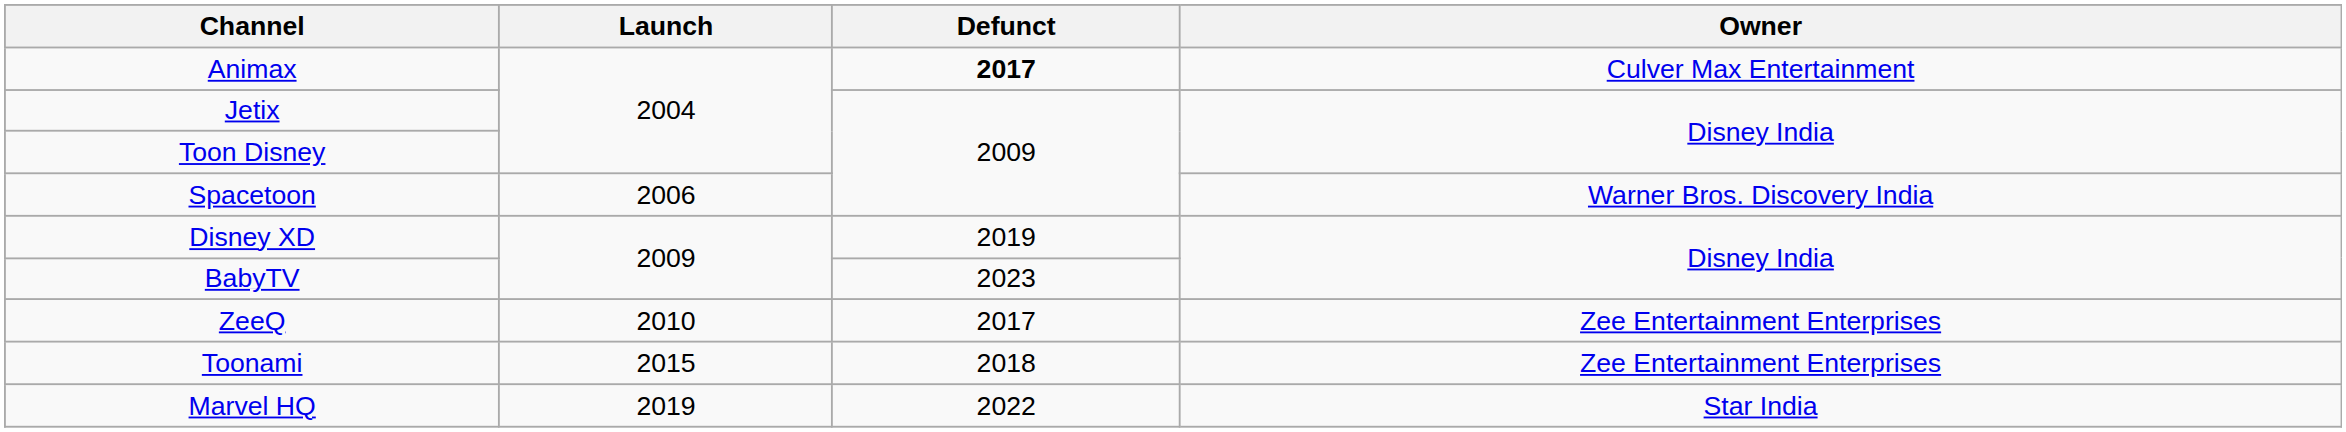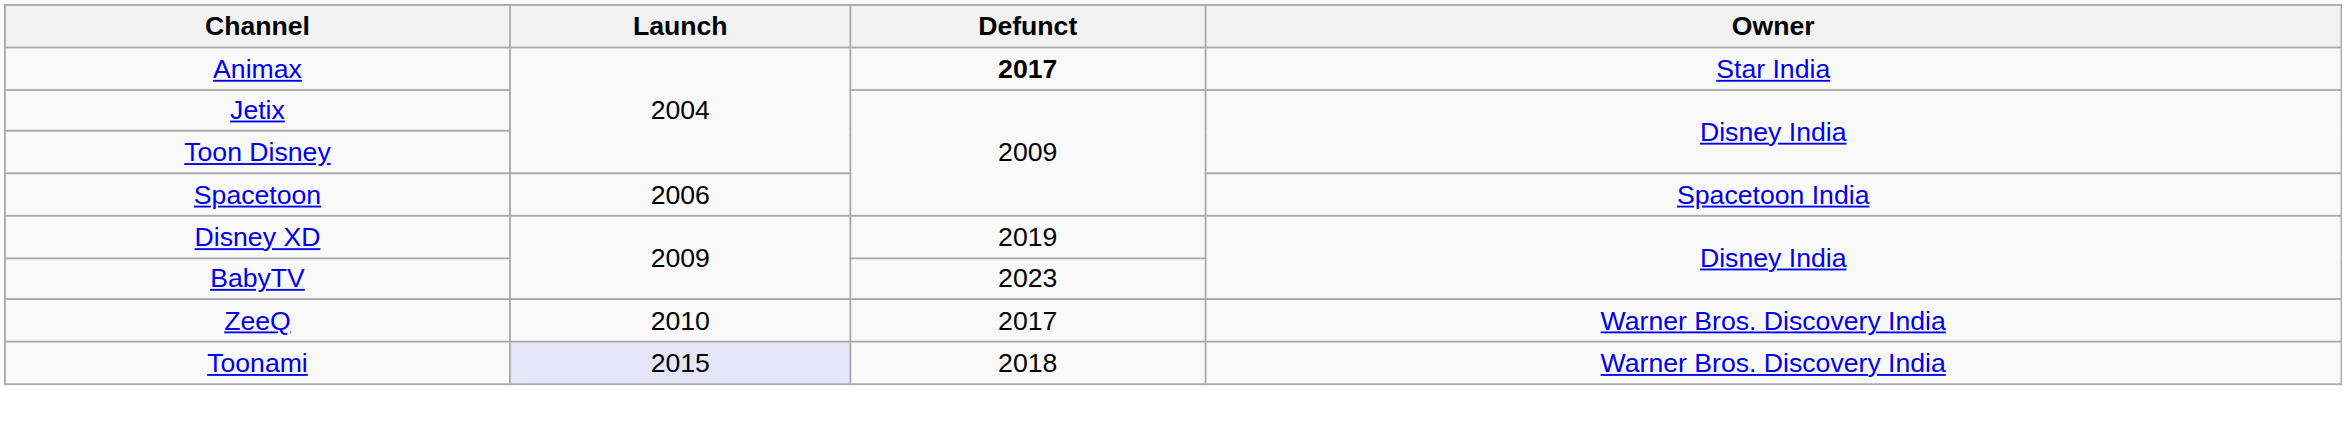(1761, 68) Culver Max Entertainment -> (1773, 68) Star India
(1761, 195) Warner Bros. Discovery India -> (1773, 195) Spacetoon India
(1761, 321) Zee Entertainment Enterprises -> (1773, 321) Warner Bros. Discovery India
(666, 363) no background -> (680, 363) lavender background
(1761, 363) Zee Entertainment Enterprises -> (1773, 363) Warner Bros. Discovery India
- row: (252, 405)
